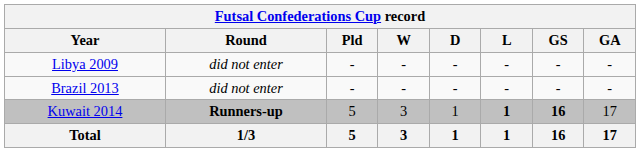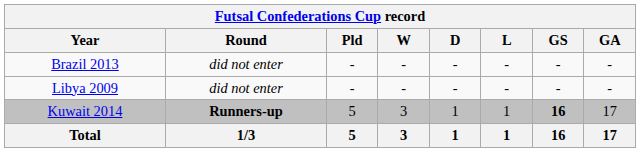rows swapped: (85, 64) <-> (85, 88)
(507, 111) bold -> (507, 111) normal
